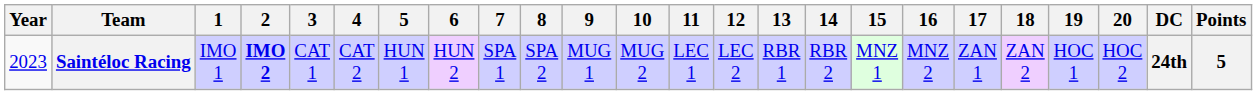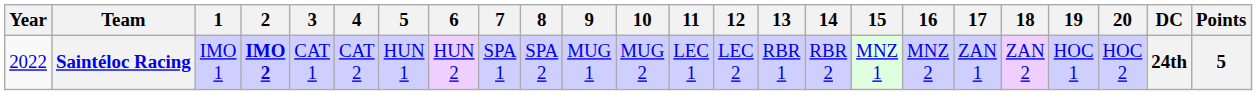(28, 61) 2023 -> (28, 61) 2022
